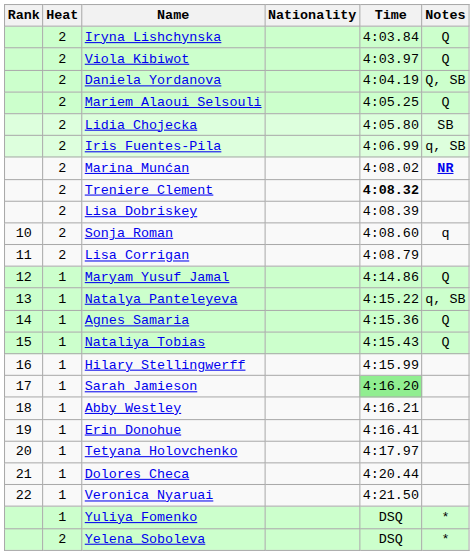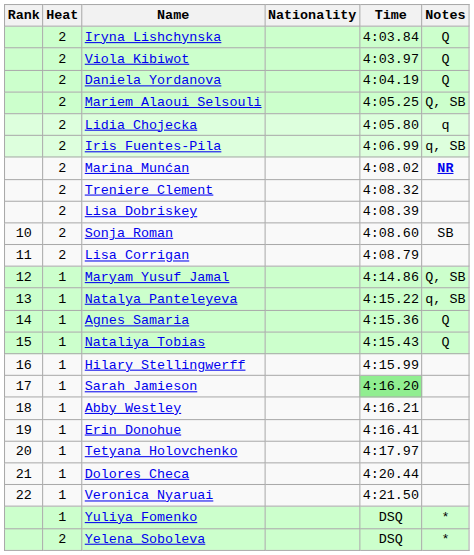(445, 81) Q, SB -> (445, 81) Q
(445, 103) Q -> (445, 103) Q, SB
(445, 125) SB -> (445, 125) q
(391, 190) bold -> (391, 190) normal
(445, 234) q -> (445, 234) SB
(445, 277) Q -> (445, 277) Q, SB
